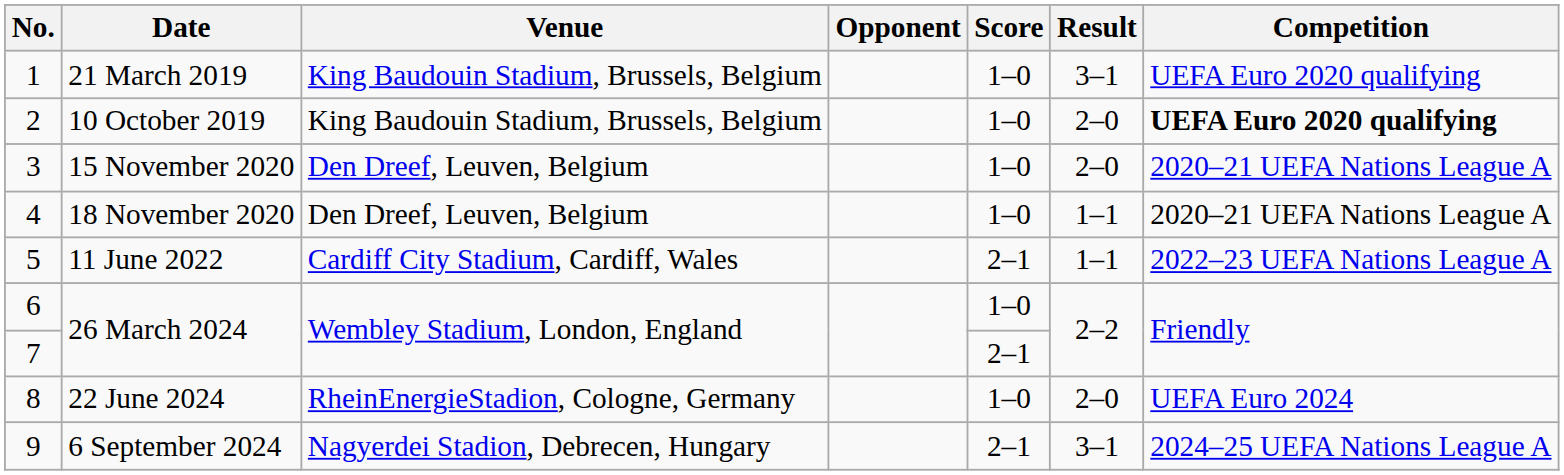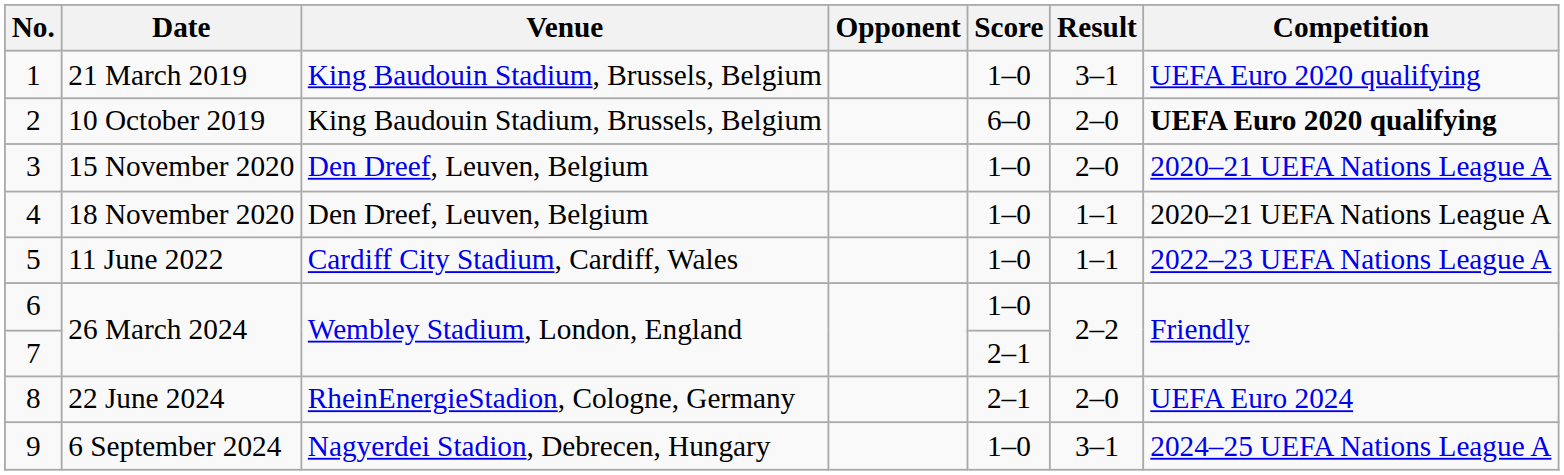(1009, 120) 1–0 -> (1009, 120) 6–0
(1009, 259) 2–1 -> (1009, 259) 1–0
(1009, 399) 1–0 -> (1009, 399) 2–1
(1009, 445) 2–1 -> (1009, 445) 1–0
